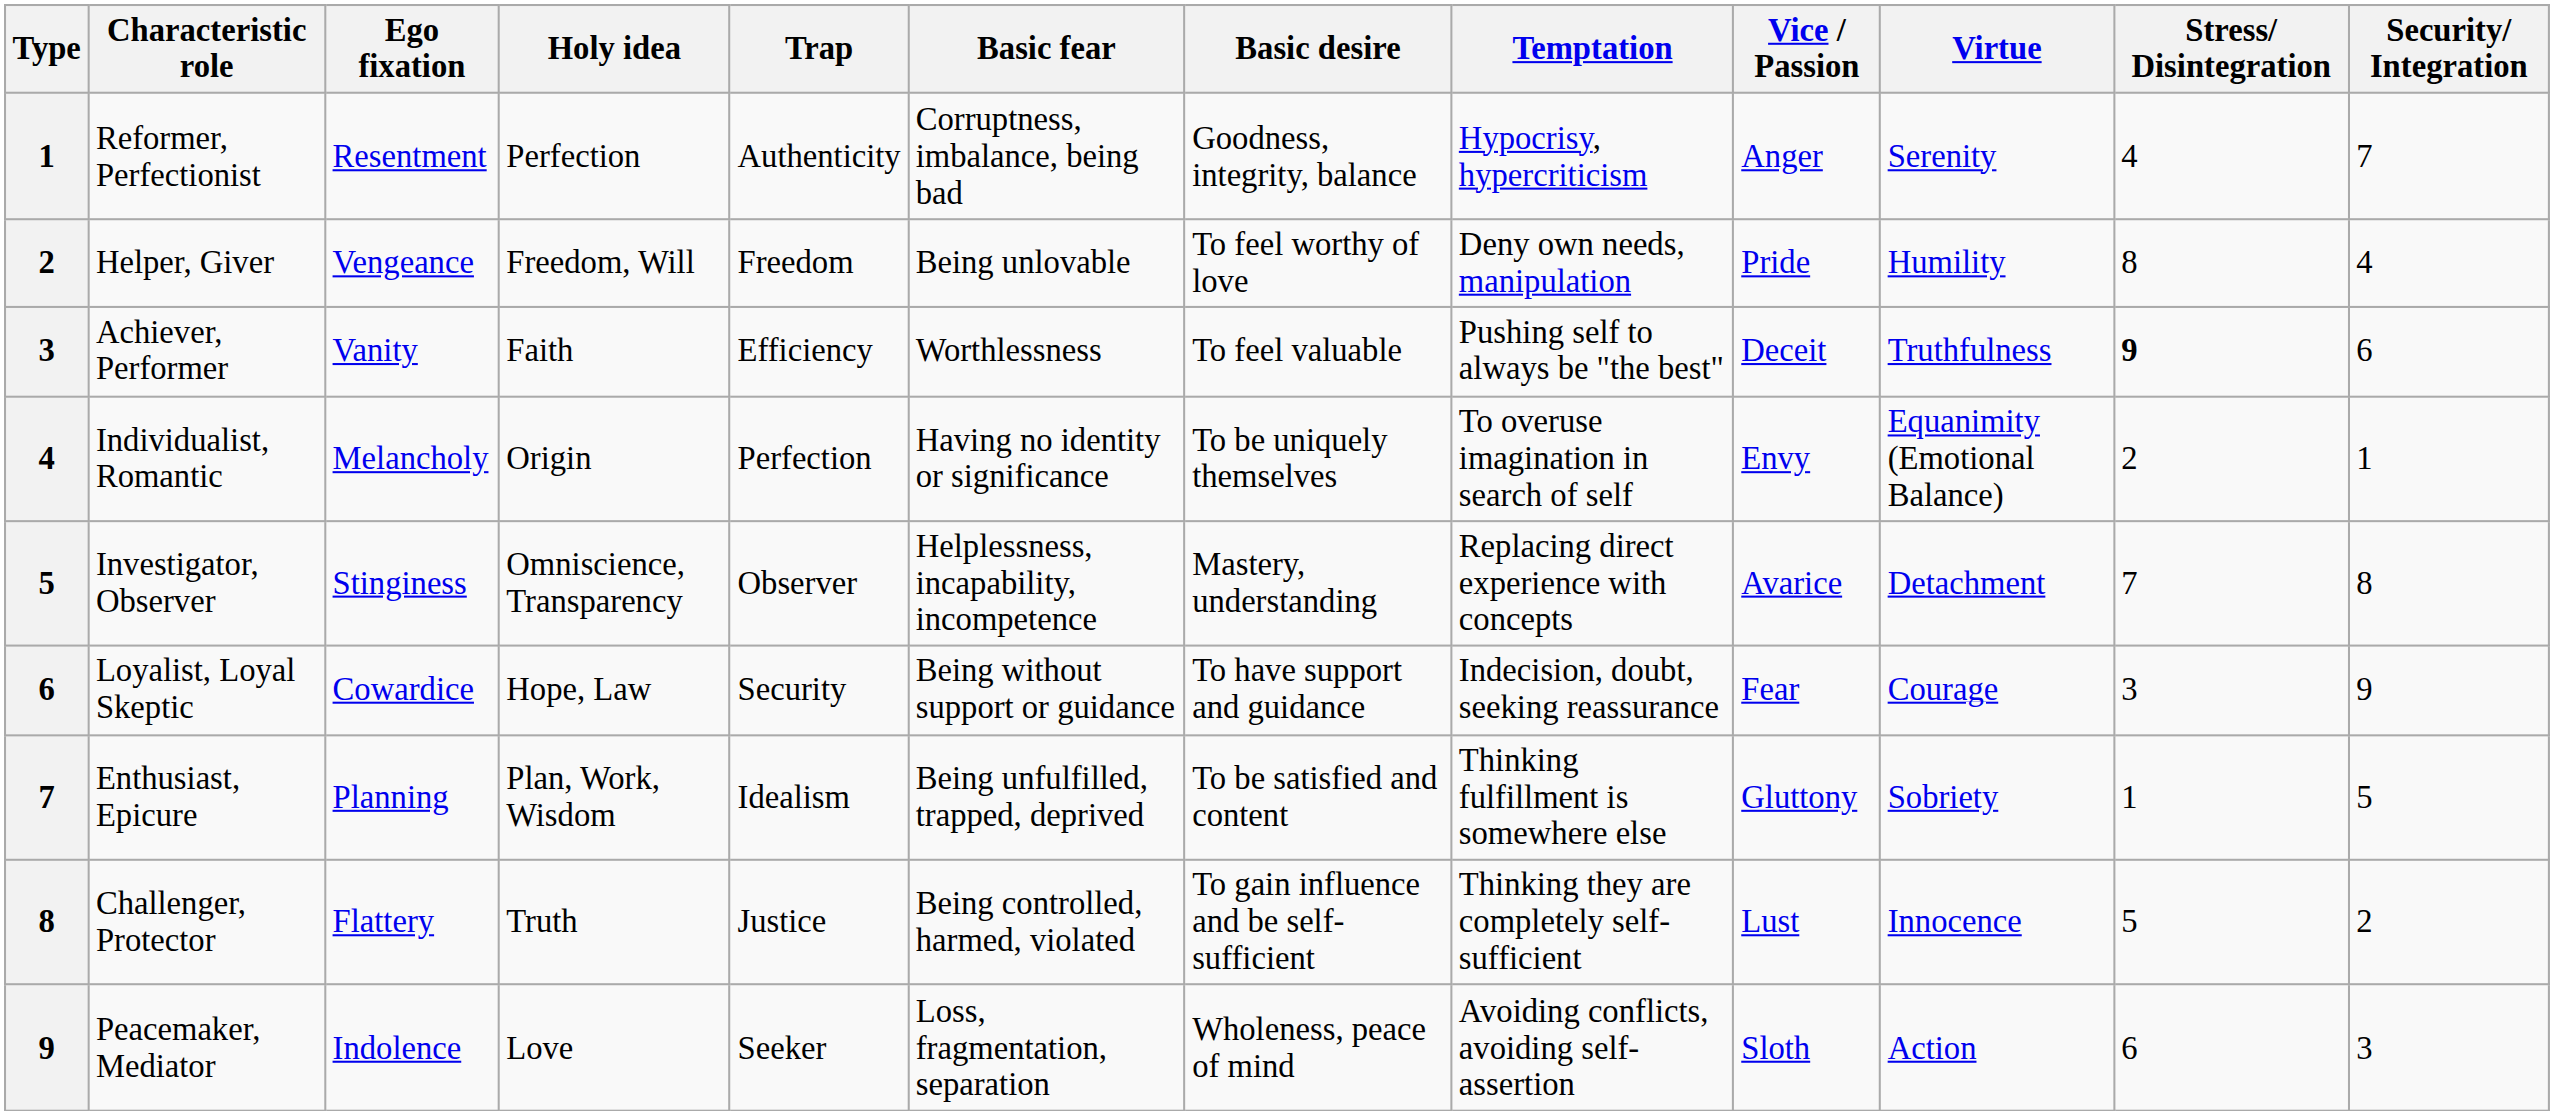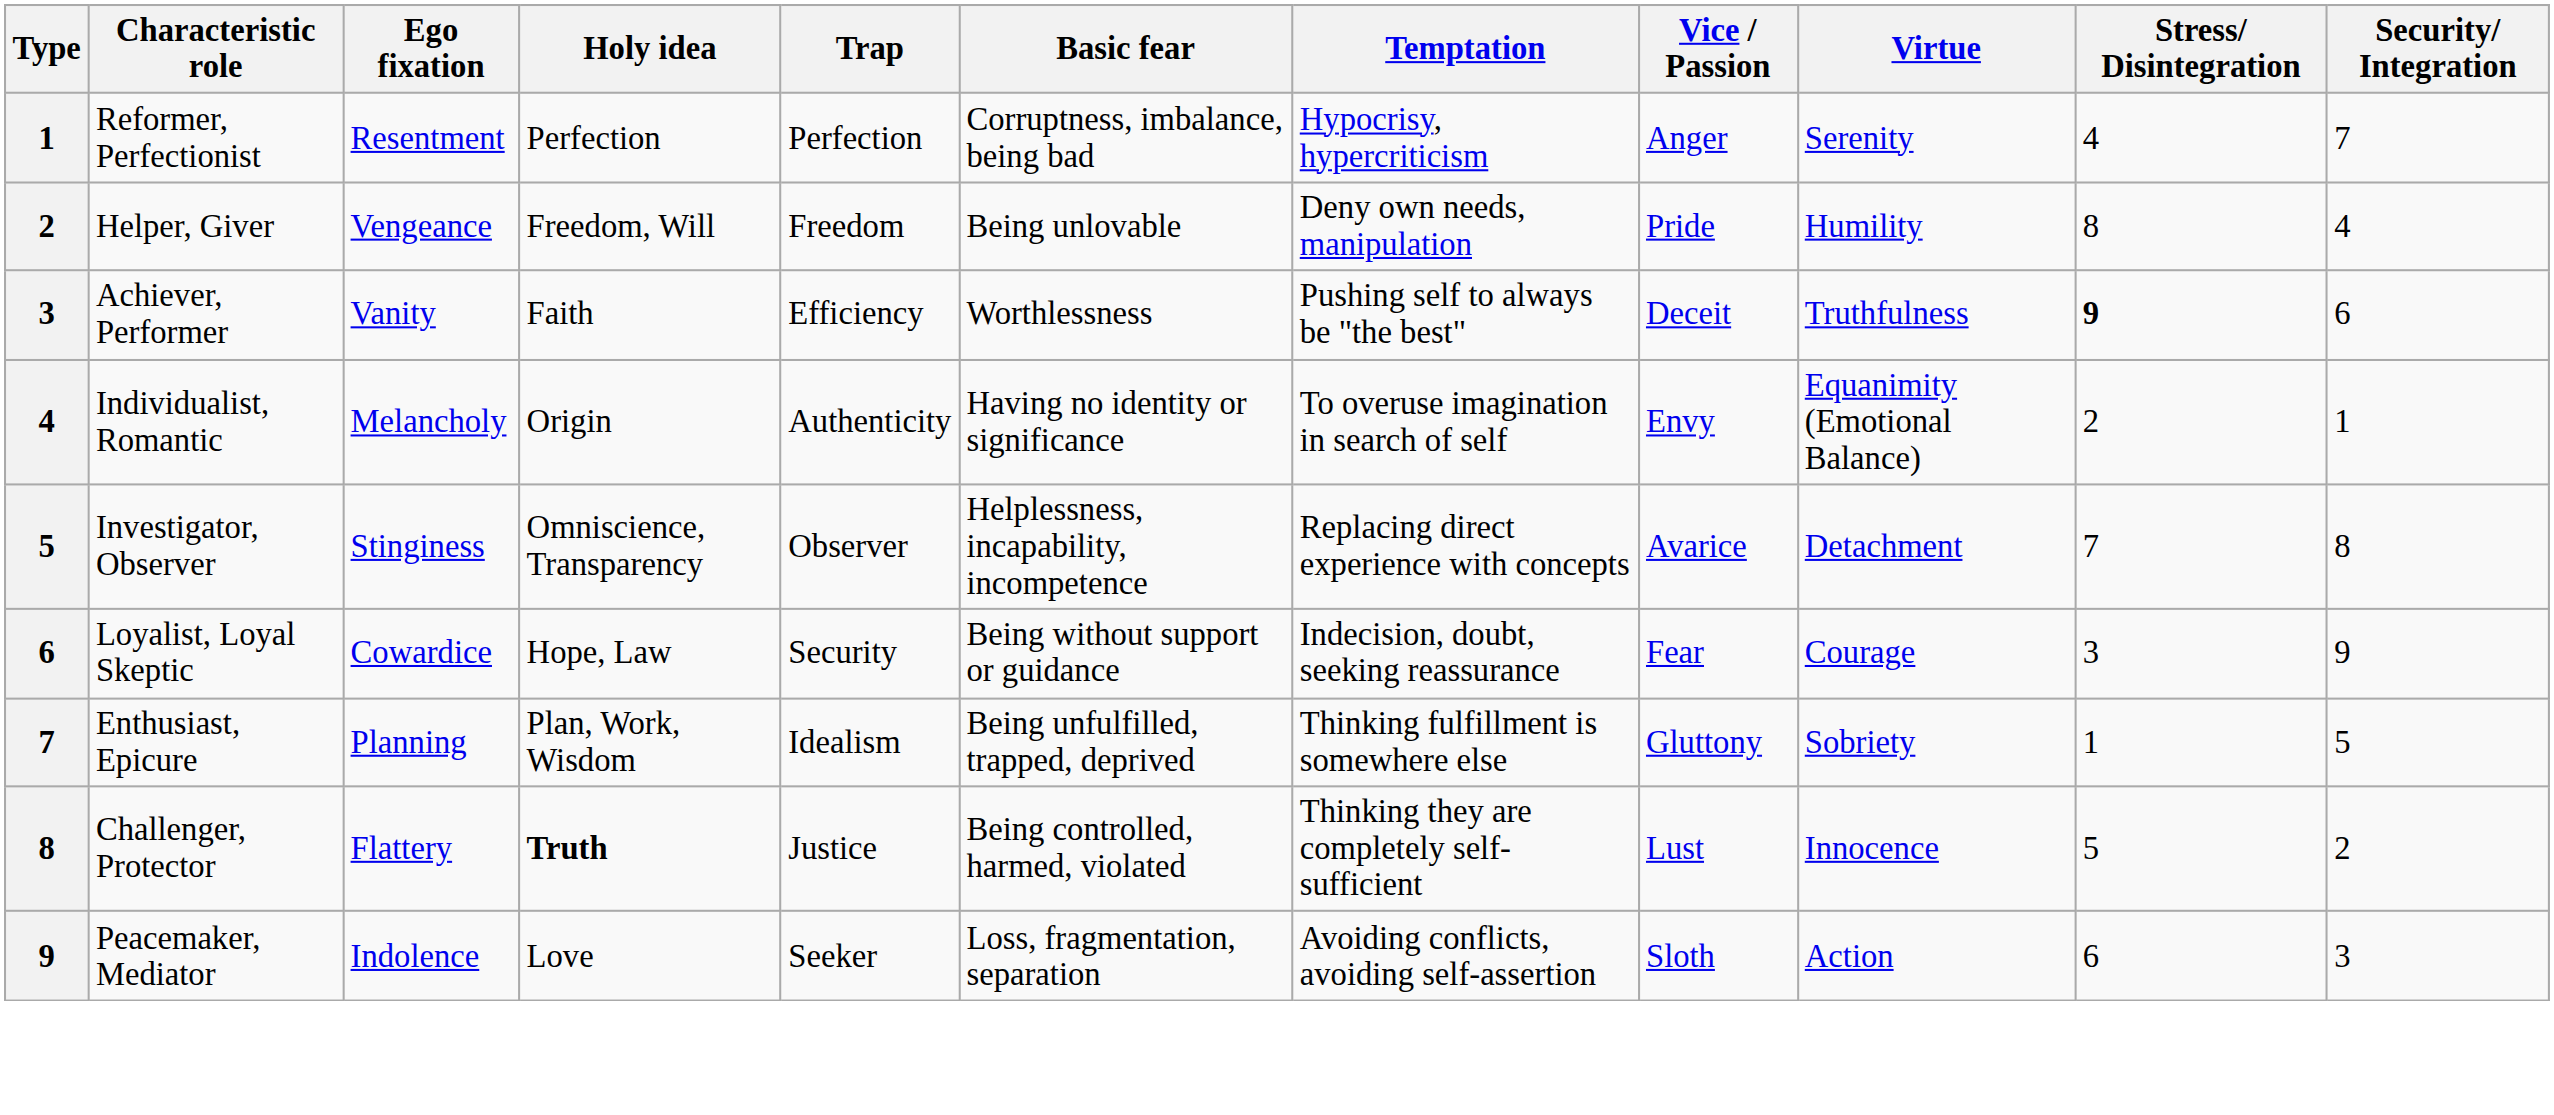- column: (1318, 48)
(819, 155) Authenticity -> (855, 137) Perfection
(805, 457) Perfection -> (870, 421) Authenticity
(542, 921) normal -> (567, 848) bold
